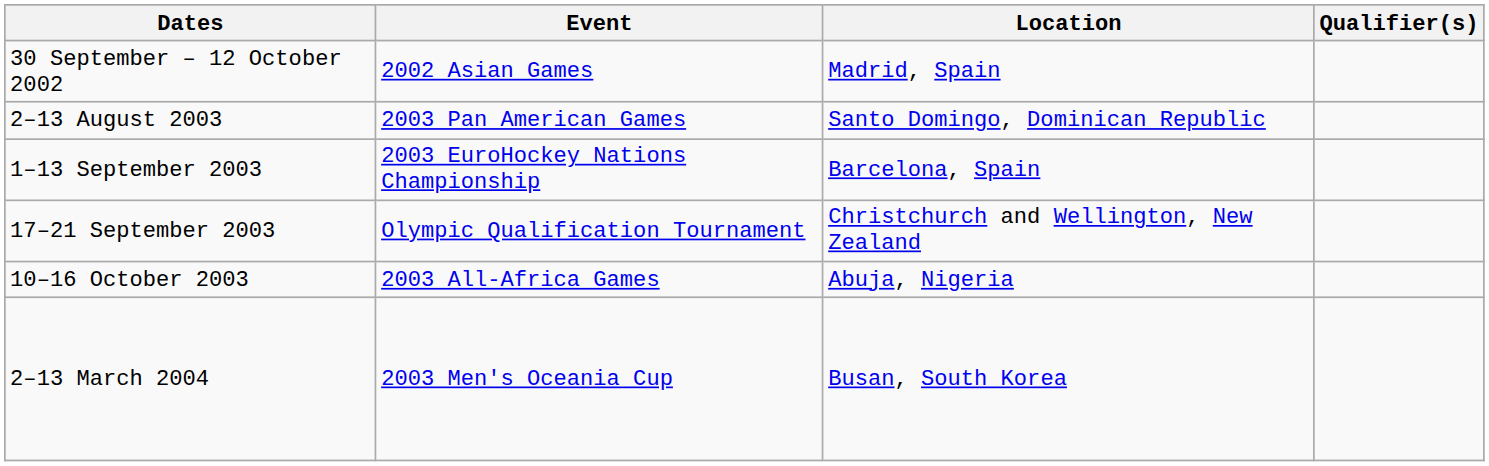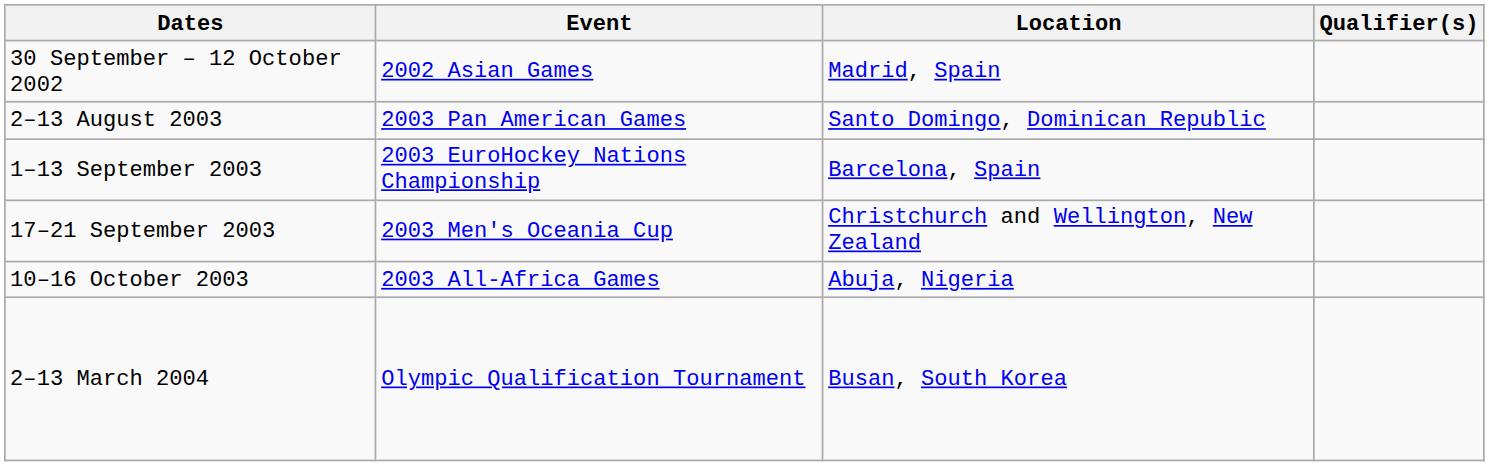(593, 231) Olympic Qualification Tournament -> (527, 231) 2003 Men's Oceania Cup
(527, 379) 2003 Men's Oceania Cup -> (593, 379) Olympic Qualification Tournament
